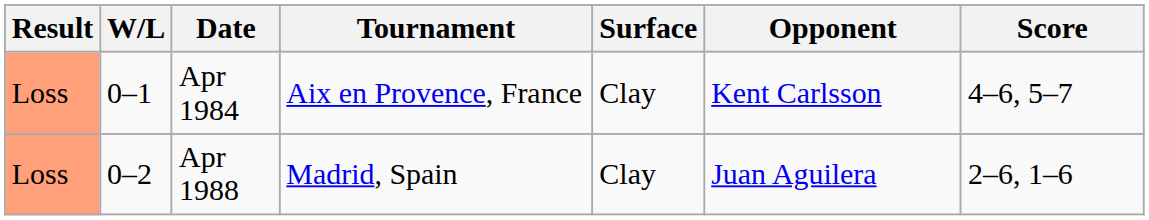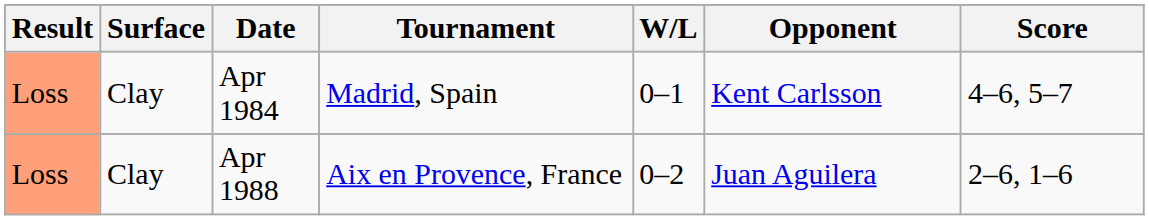columns swapped: (136, 28) <-> (648, 28)
(434, 92) Aix en Provence, France -> (412, 92) Madrid, Spain
(372, 173) Madrid, Spain -> (474, 173) Aix en Provence, France
